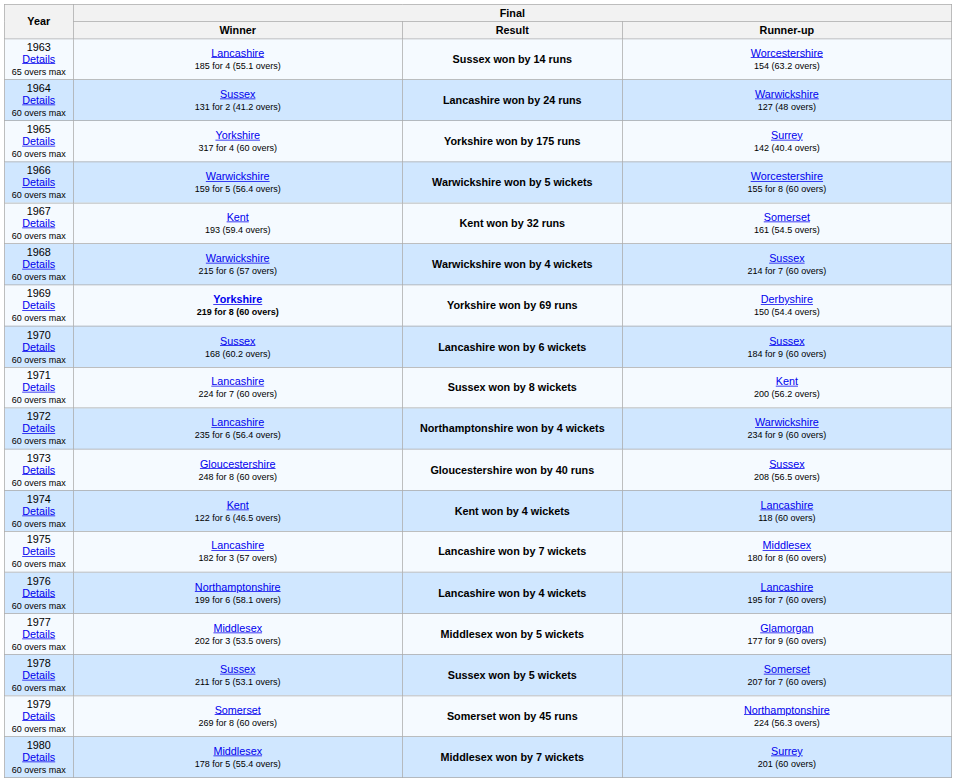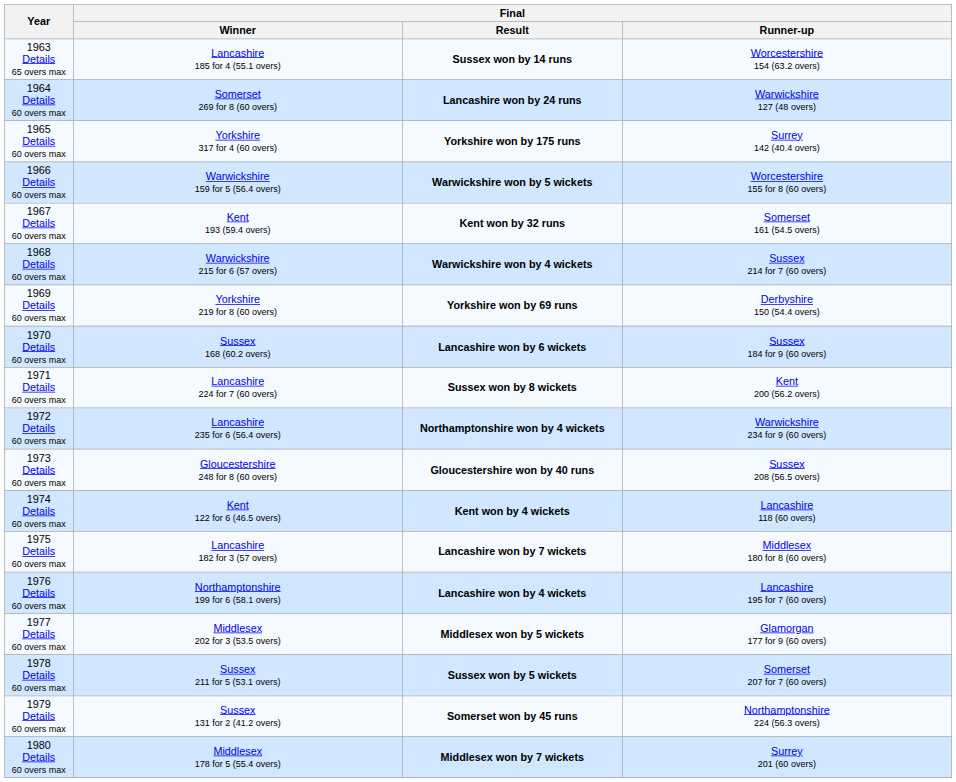(238, 100) Sussex 131 for 2 (41.2 overs) -> (238, 100) Somerset 269 for 8 (60 overs)
(238, 306) bold -> (238, 306) normal
(238, 716) Somerset 269 for 8 (60 overs) -> (238, 716) Sussex 131 for 2 (41.2 overs)
